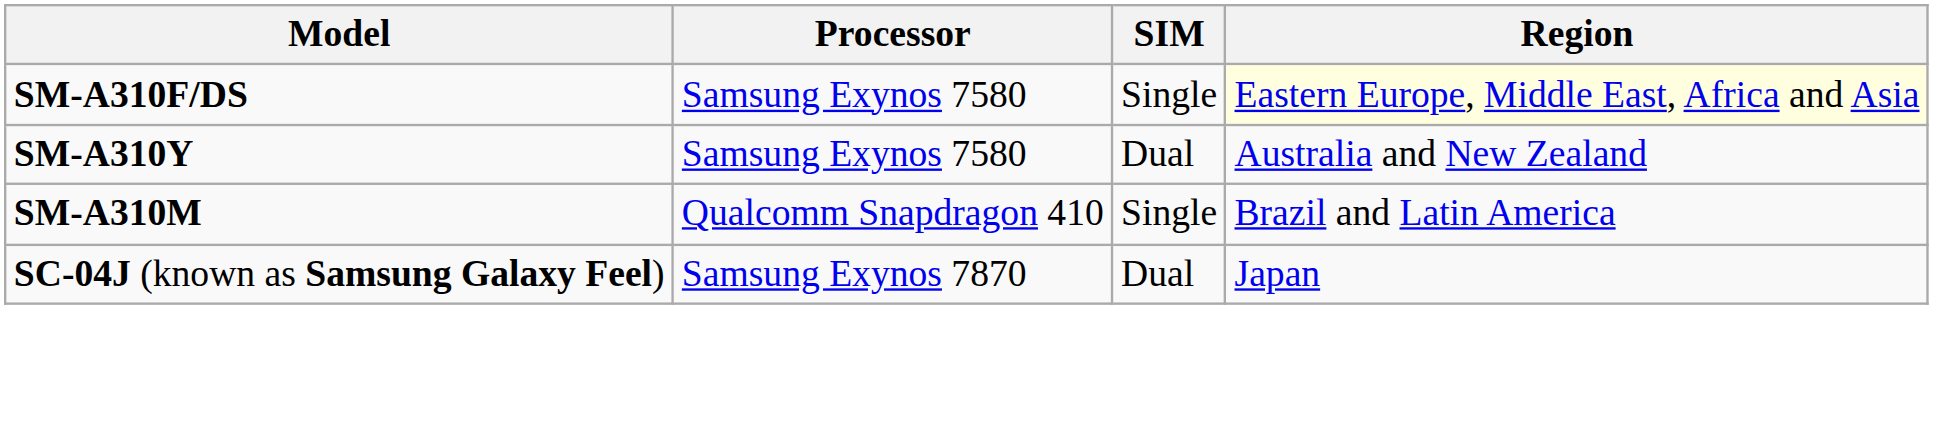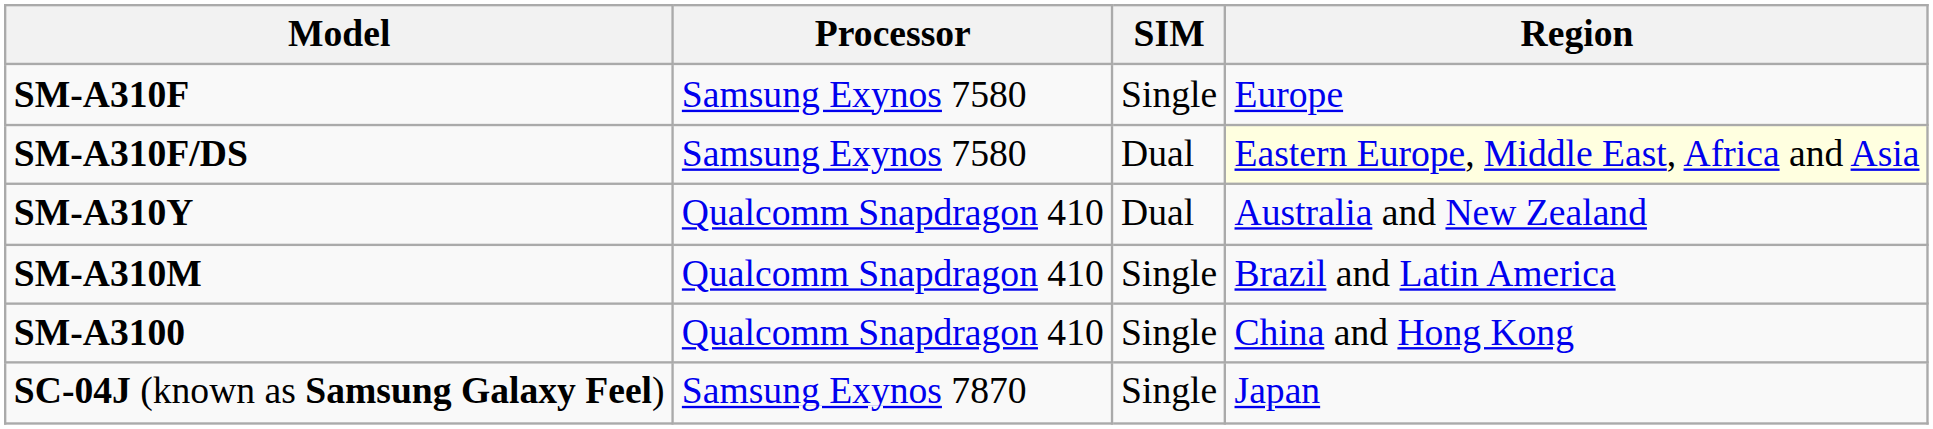+ row: (102, 93)
(1169, 93) Single -> (1158, 153) Dual
(854, 153) Samsung Exynos 7580 -> (893, 213) Qualcomm Snapdragon 410
+ row: (99, 332)
(1158, 272) Dual -> (1169, 392) Single
